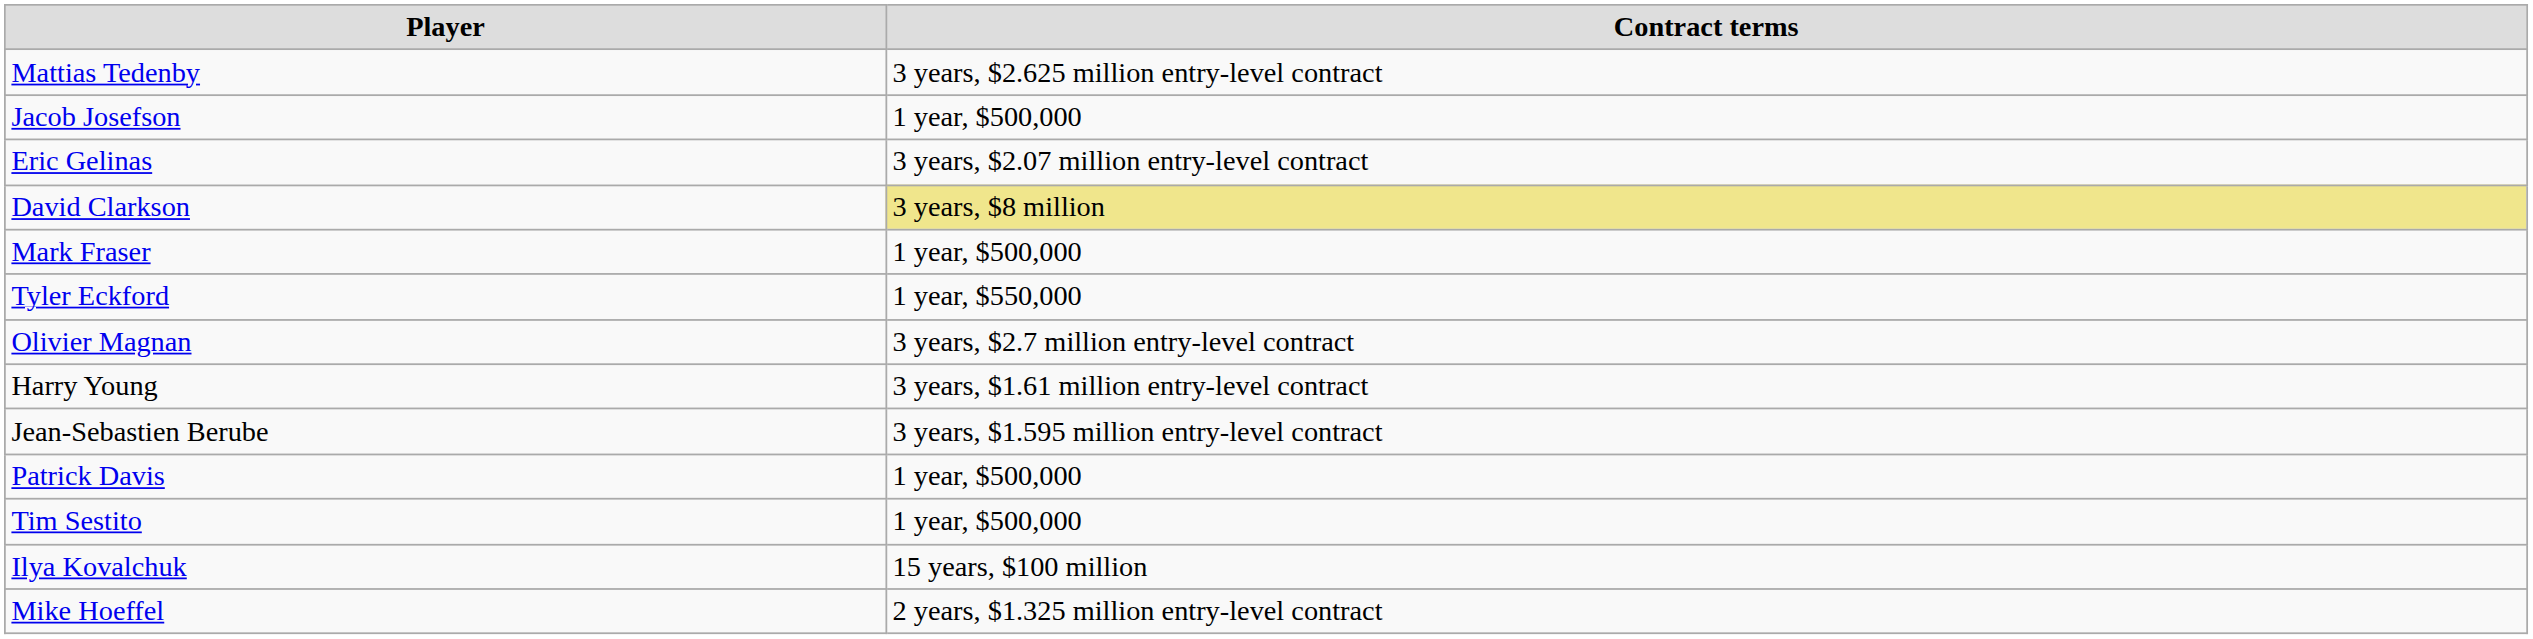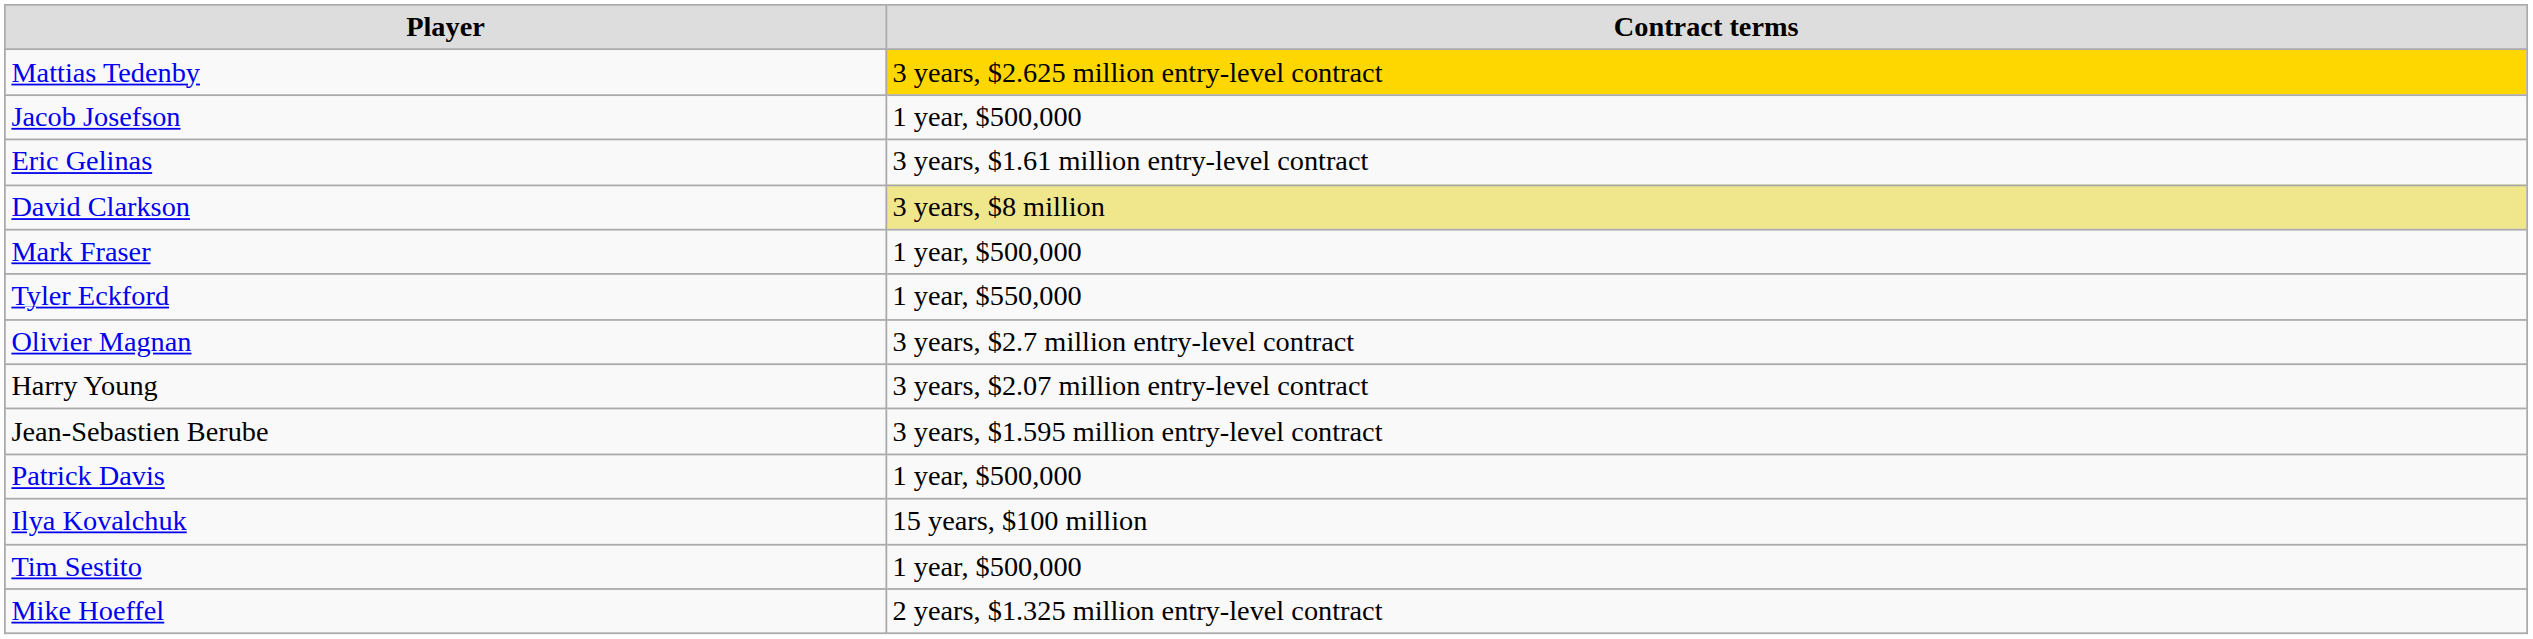(1138, 71) no background -> (1138, 71) gold background
(1130, 161) 3 years, $2.07 million entry-level contract -> (1130, 161) 3 years, $1.61 million entry-level contract
(1130, 386) 3 years, $1.61 million entry-level contract -> (1130, 386) 3 years, $2.07 million entry-level contract
rows swapped: (77, 521) <-> (99, 565)
